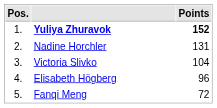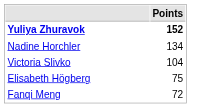- column: (18, 13)
(201, 46) 131 -> (175, 46) 134
(204, 78) 96 -> (178, 78) 75
